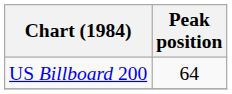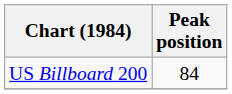(189, 72) 64 -> (189, 72) 84
